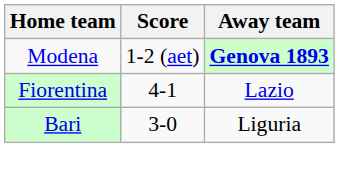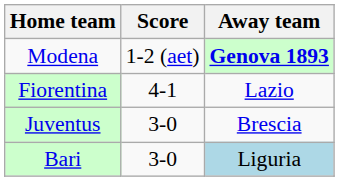+ row: (63, 124)
(269, 124) no background -> (269, 158) lightblue background
